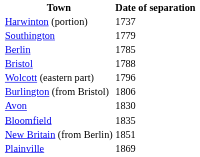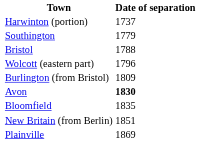- row: (18, 50)
(125, 92) 1806 -> (125, 78) 1809
(125, 106) normal -> (125, 92) bold
